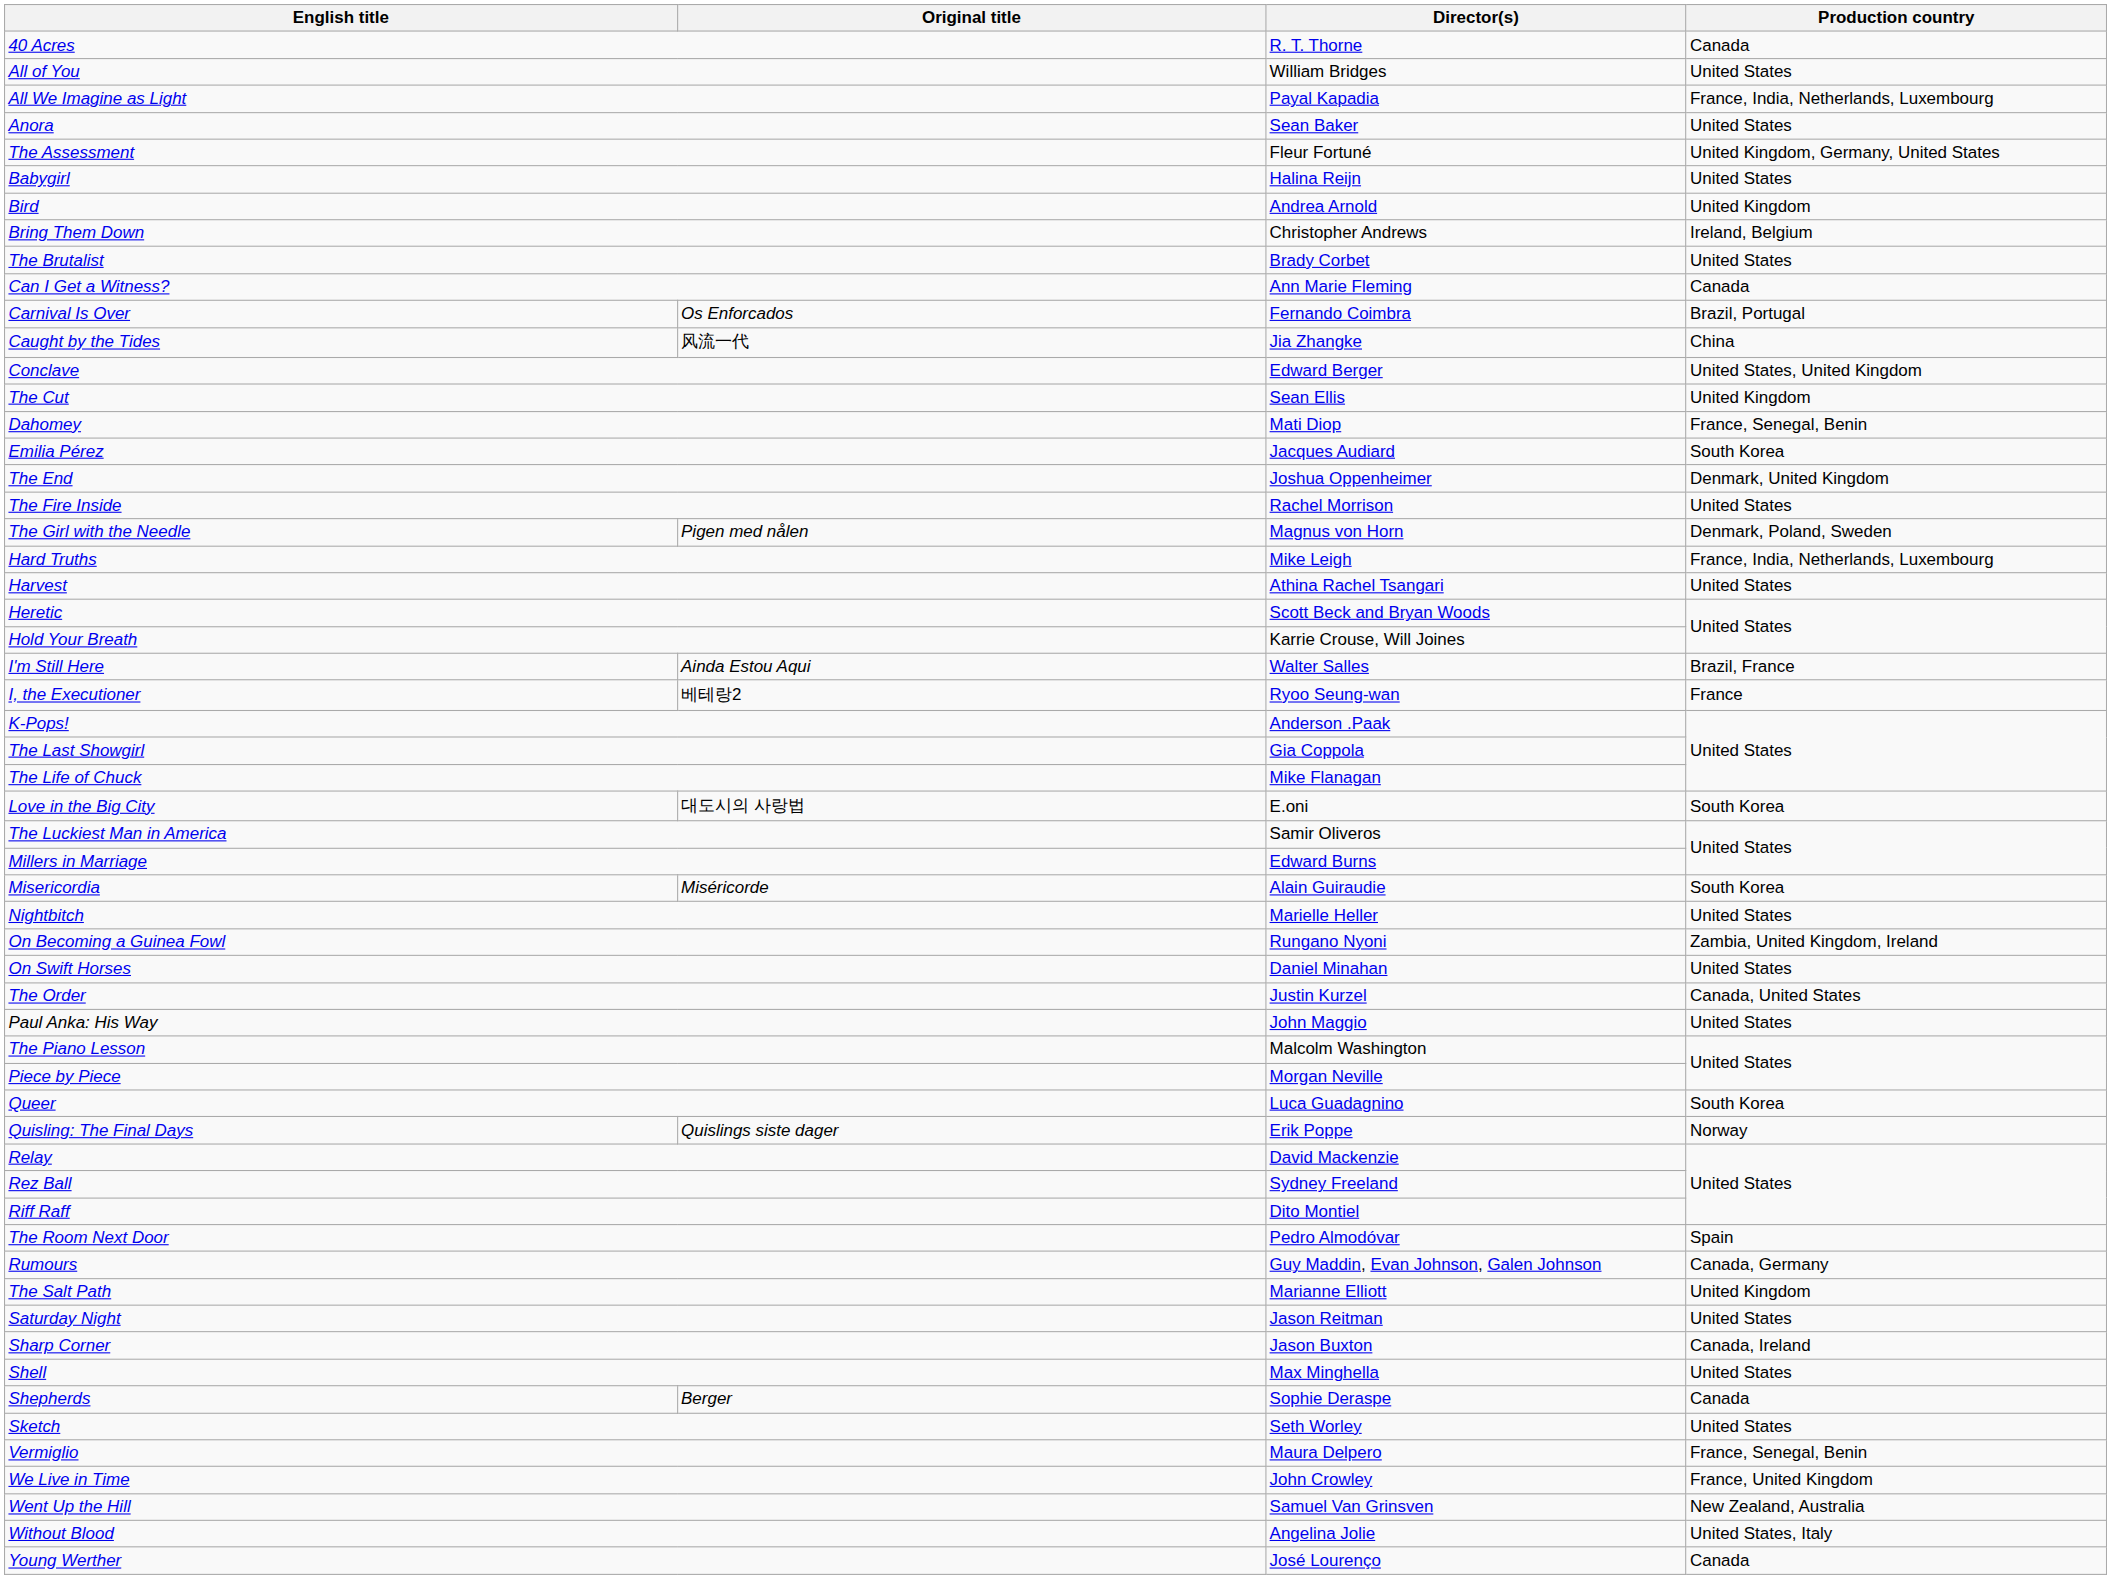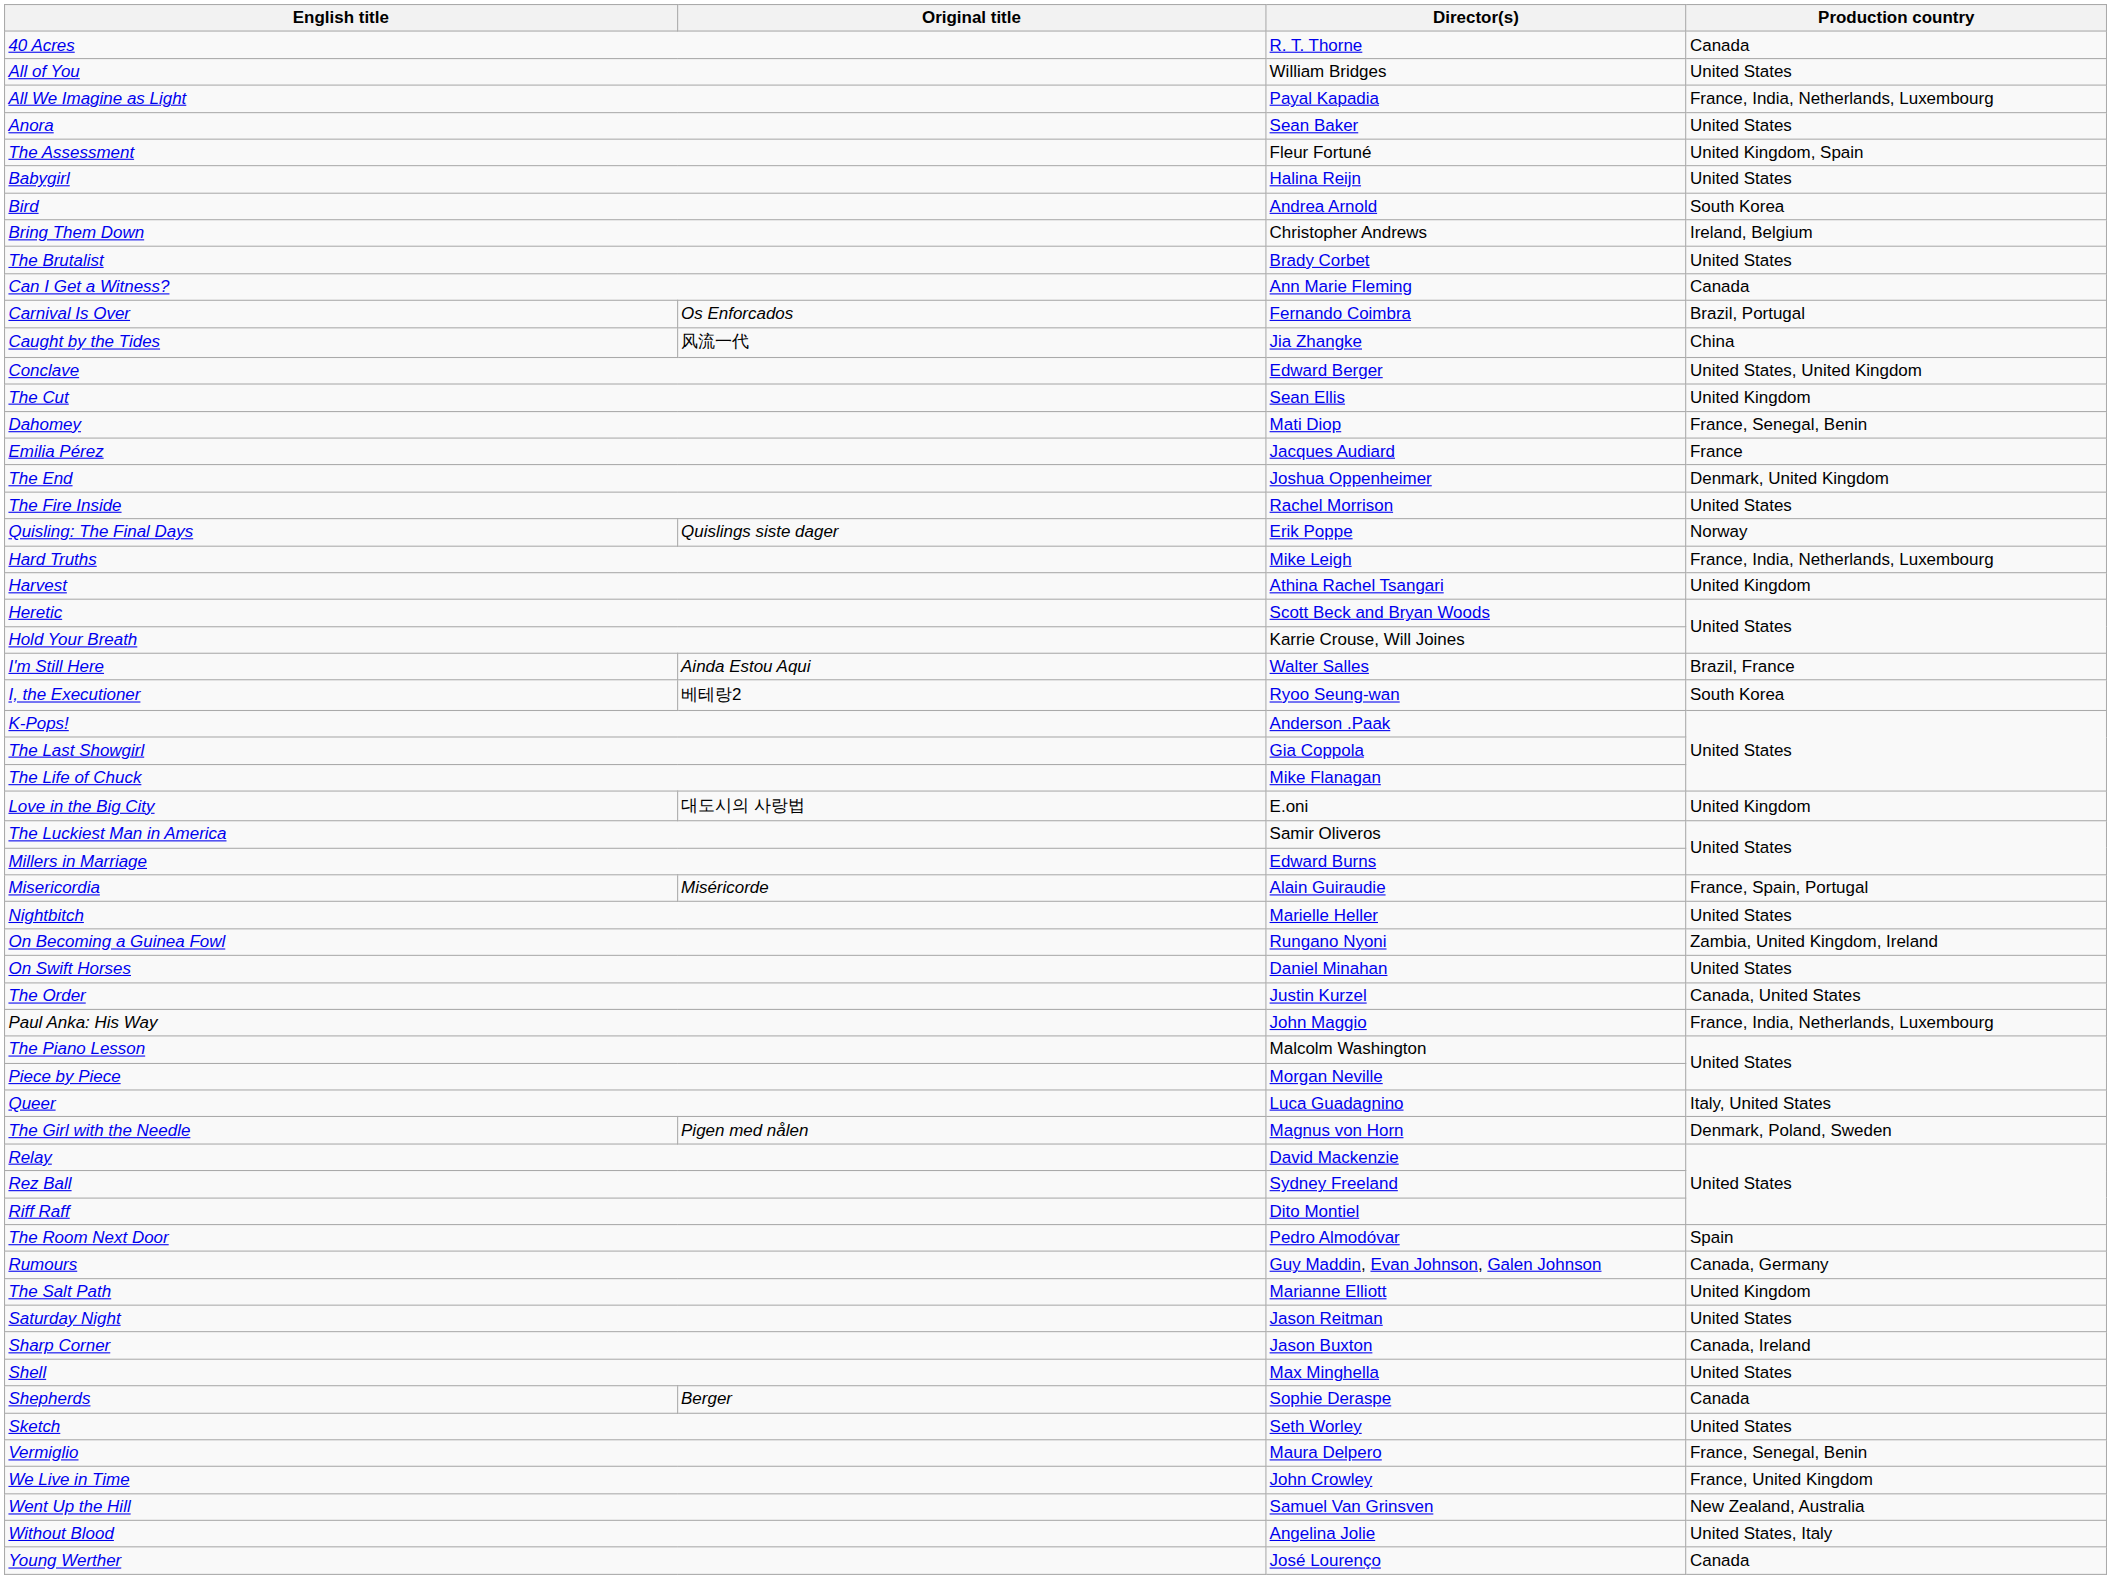(1845, 152) United Kingdom, Germany, United States -> (1777, 152) United Kingdom, Spain
(1750, 206) United Kingdom -> (1737, 206) South Korea
(1737, 451) South Korea -> (1716, 451) France
rows swapped: (99, 532) <-> (101, 1130)
(1741, 585) United States -> (1750, 585) United Kingdom
(1716, 695) France -> (1737, 695) South Korea
(1737, 805) South Korea -> (1750, 805) United Kingdom
(1737, 888) South Korea -> (1779, 888) France, Spain, Portugal
(1741, 1022) United States -> (1842, 1022) France, India, Netherlands, Luxembourg
(1737, 1103) South Korea -> (1761, 1103) Italy, United States
